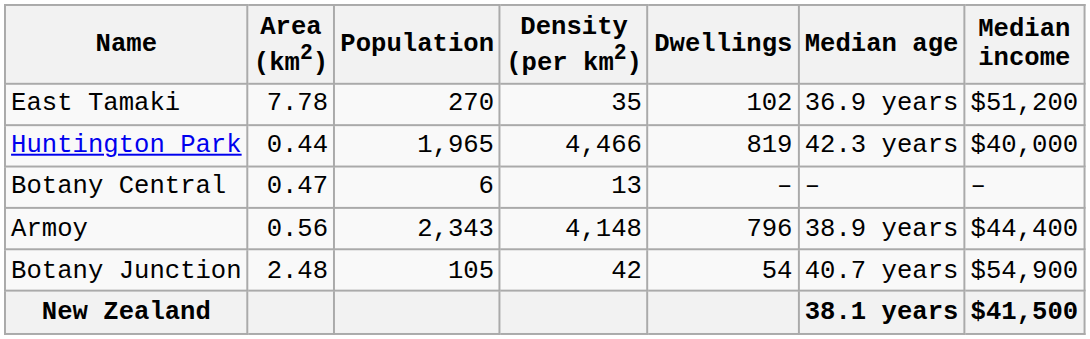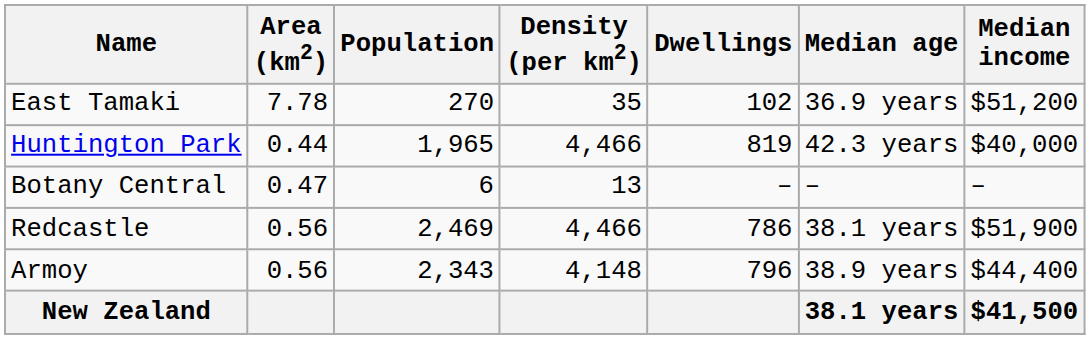+ row: (80, 229)
- row: (126, 271)
